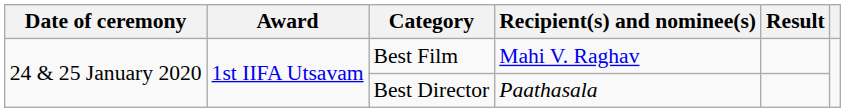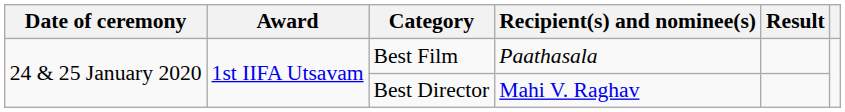(569, 55) Mahi V. Raghav -> (548, 55) Paathasala
(548, 90) Paathasala -> (569, 90) Mahi V. Raghav
